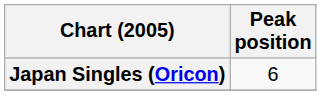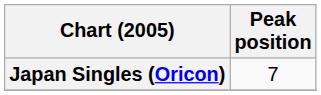(273, 74) 6 -> (273, 74) 7
